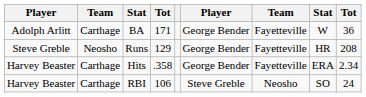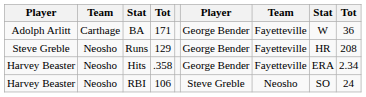(100, 65) Carthage -> (100, 65) Neosho
(100, 83) Carthage -> (100, 83) Neosho
